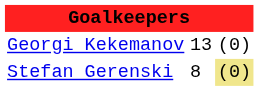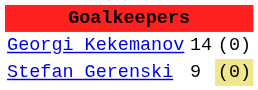(201, 45) 13 -> (201, 45) 14
(196, 72) 8 -> (196, 72) 9
